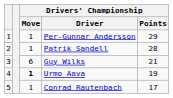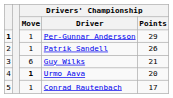(9, 36) normal -> (9, 36) bold
(153, 49) 28 -> (153, 49) 26
(153, 74) 19 -> (153, 74) 20
